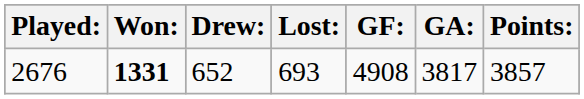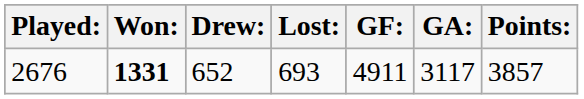(381, 70) 4908 -> (380, 70) 4911
(449, 70) 3817 -> (448, 70) 3117
